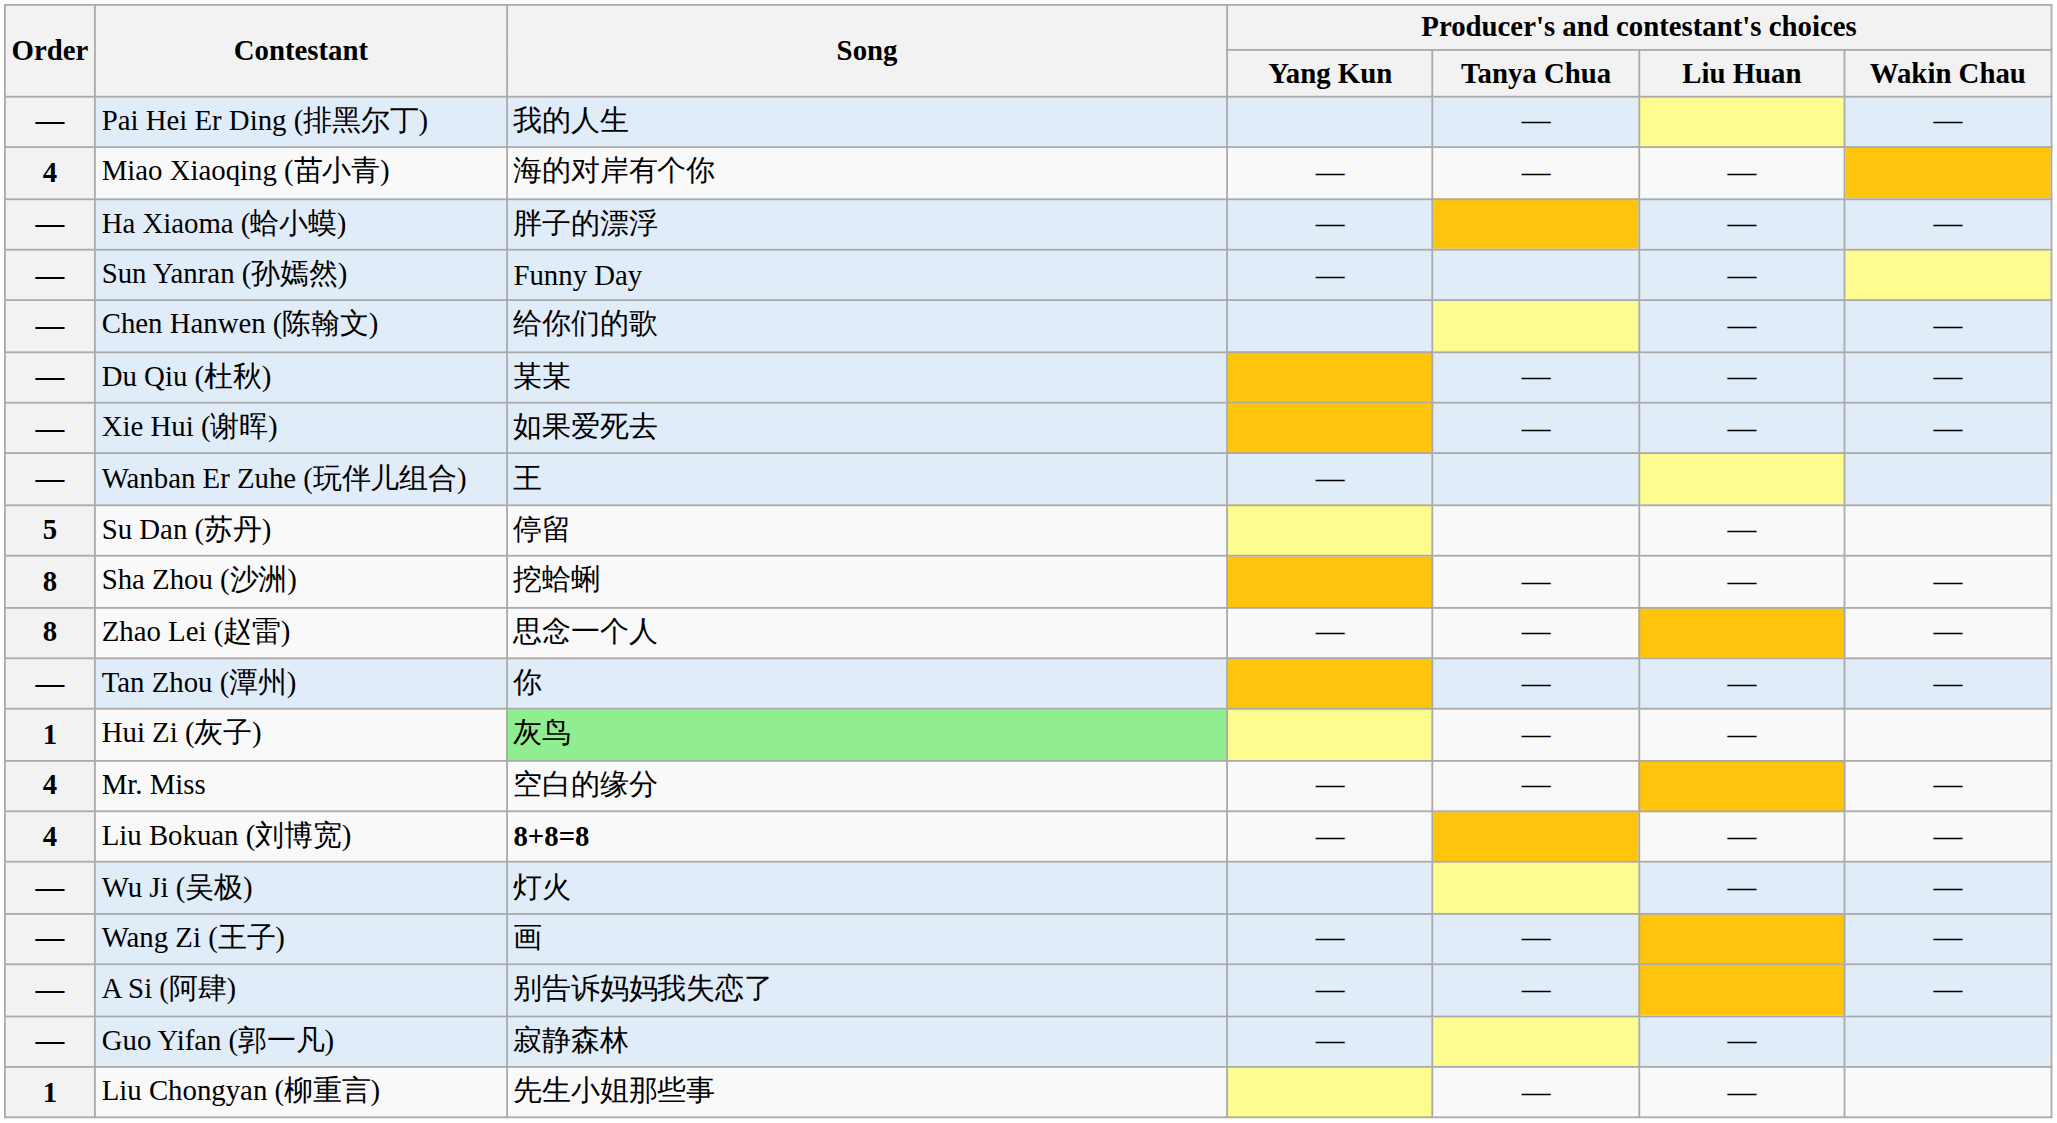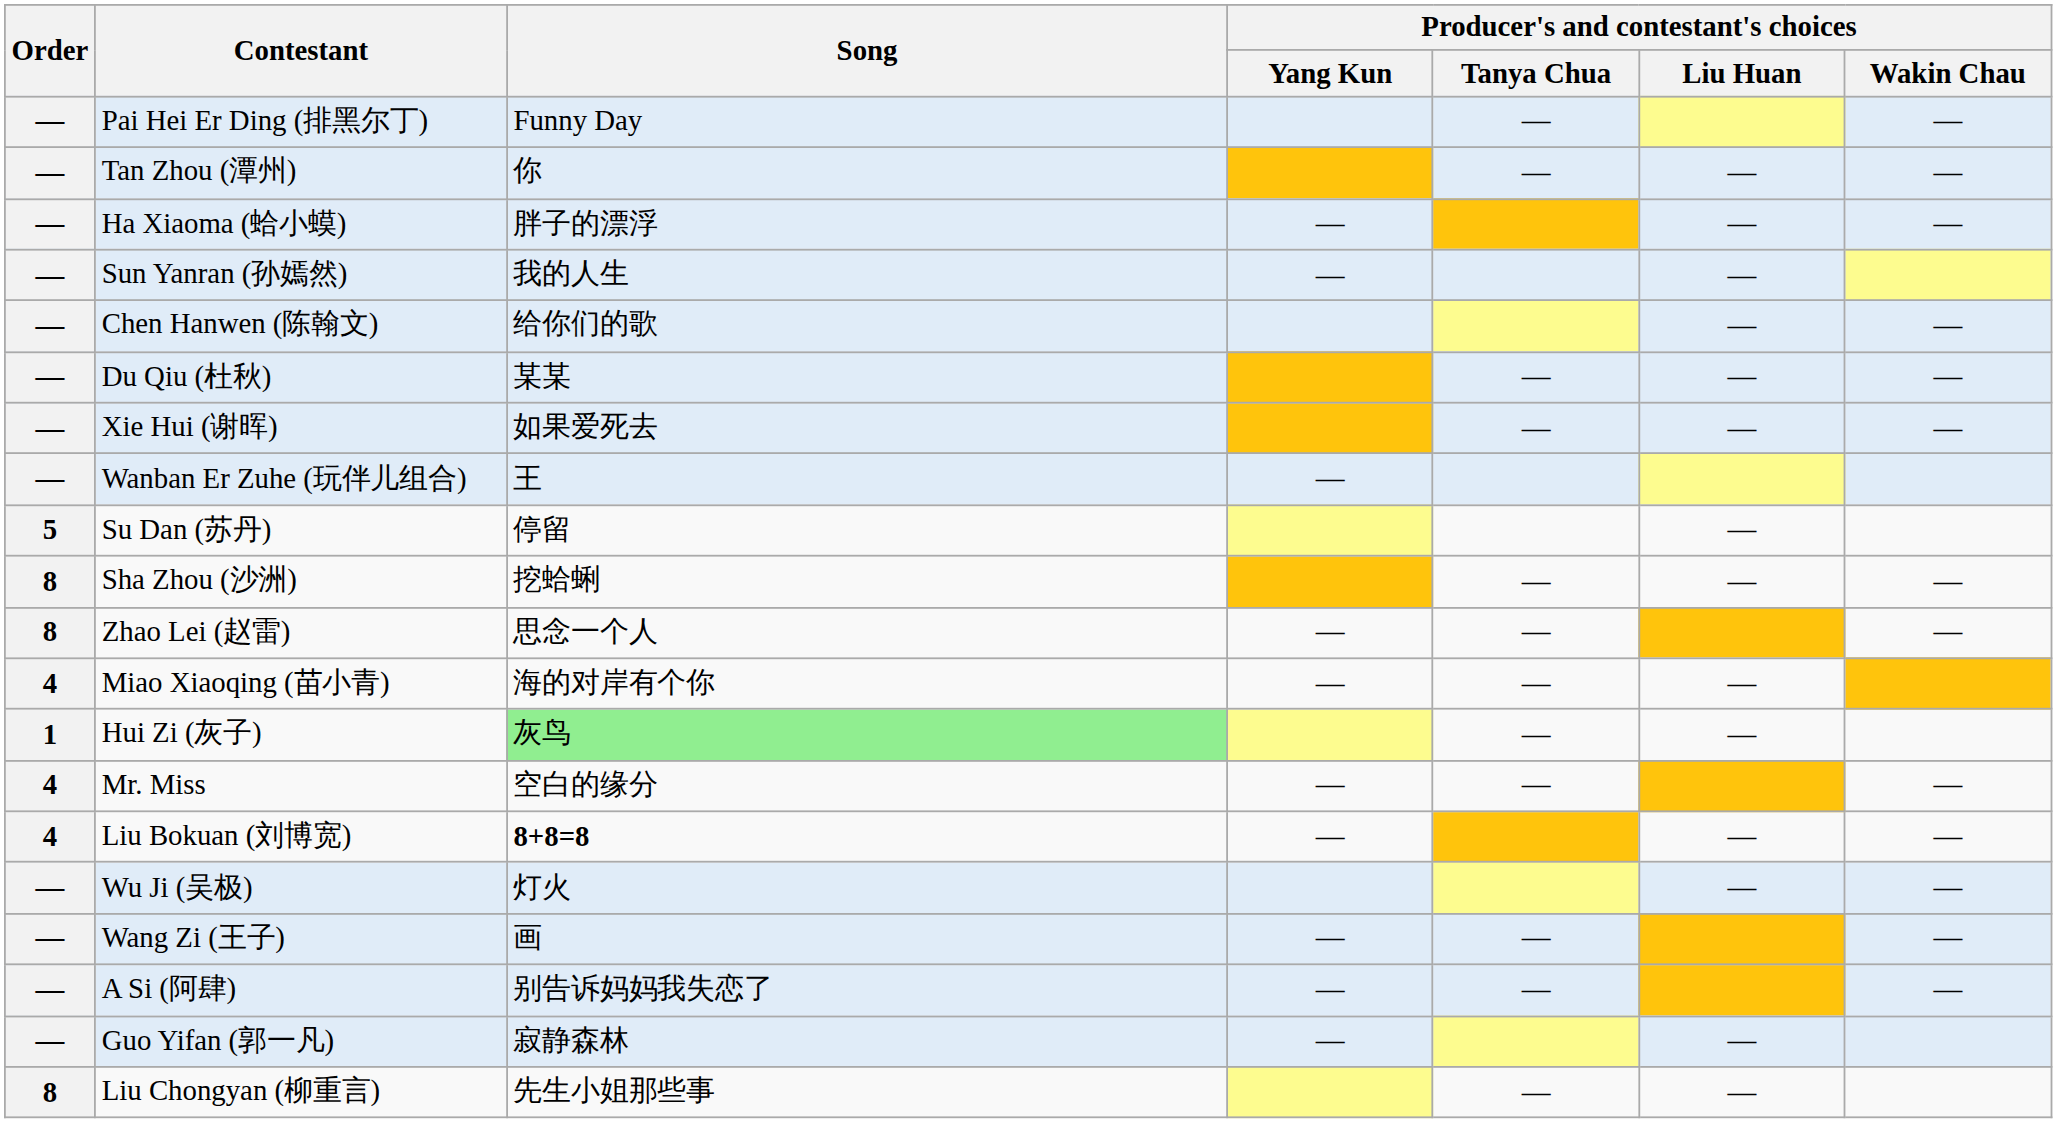(571, 120) 我的人生 -> (578, 121) Funny Day
rows swapped: (199, 682) <-> (246, 171)
(578, 274) Funny Day -> (571, 273) 我的人生
(50, 1091) 1 -> (50, 1091) 8
